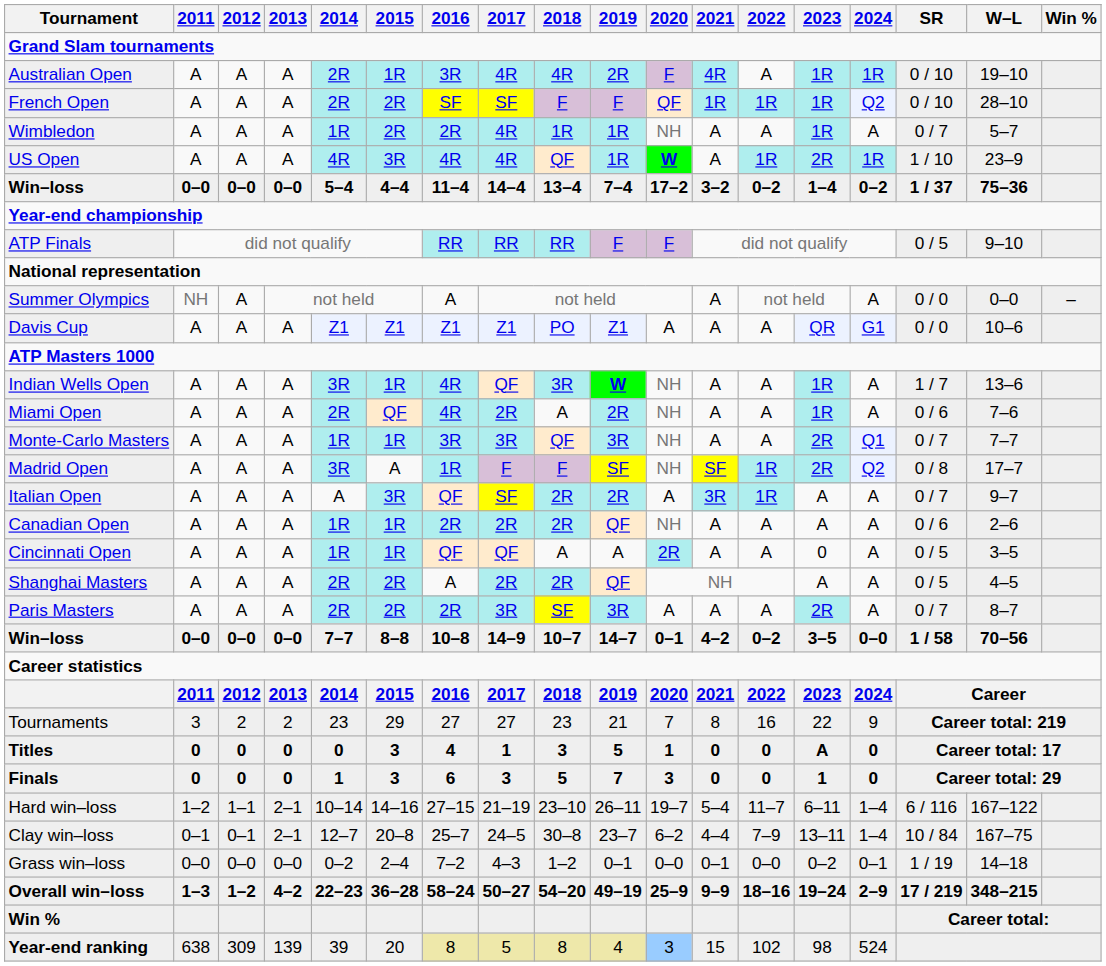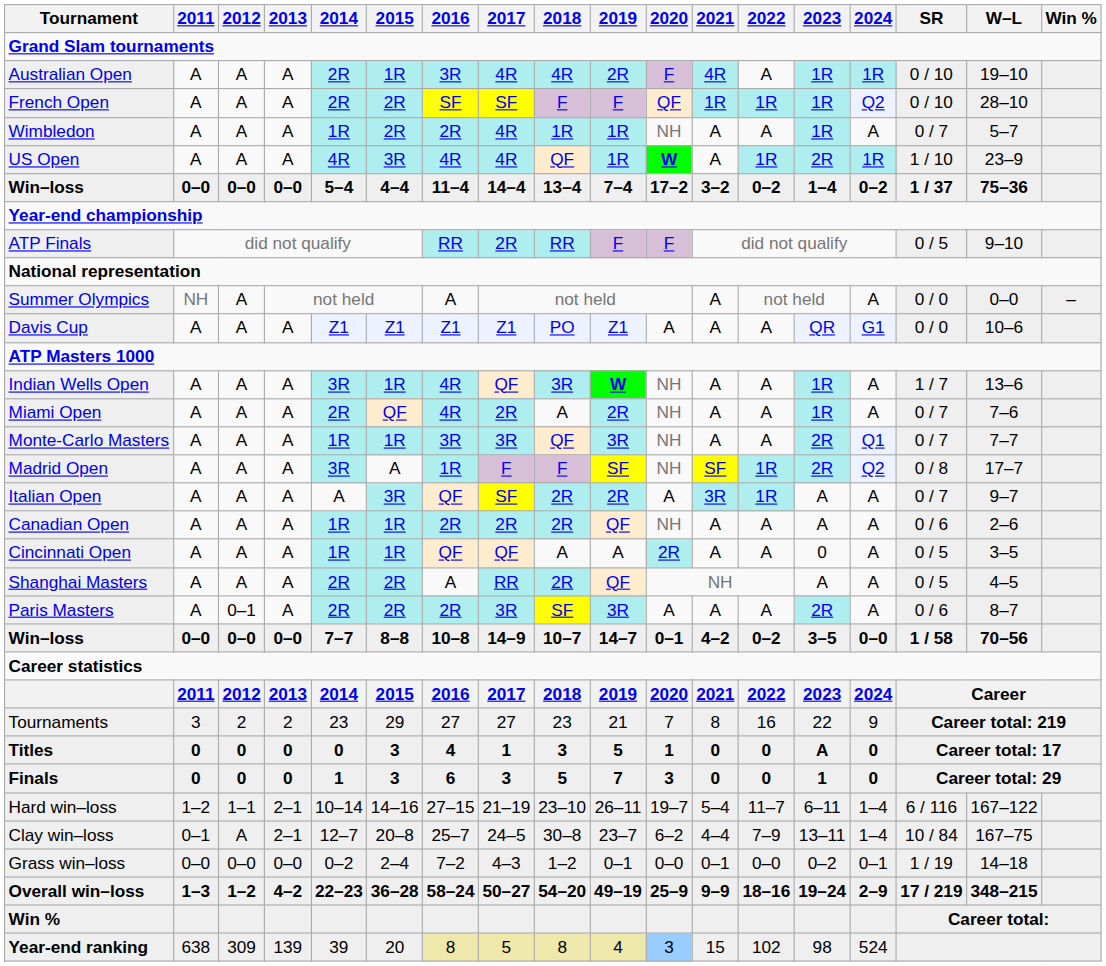(506, 244) RR -> (506, 244) 2R
(931, 412) 0 / 6 -> (931, 412) 0 / 7
(506, 581) 2R -> (506, 581) RR
(242, 609) A -> (242, 609) 0–1
(931, 609) 0 / 7 -> (931, 609) 0 / 6
(242, 834) 0–1 -> (242, 834) A
